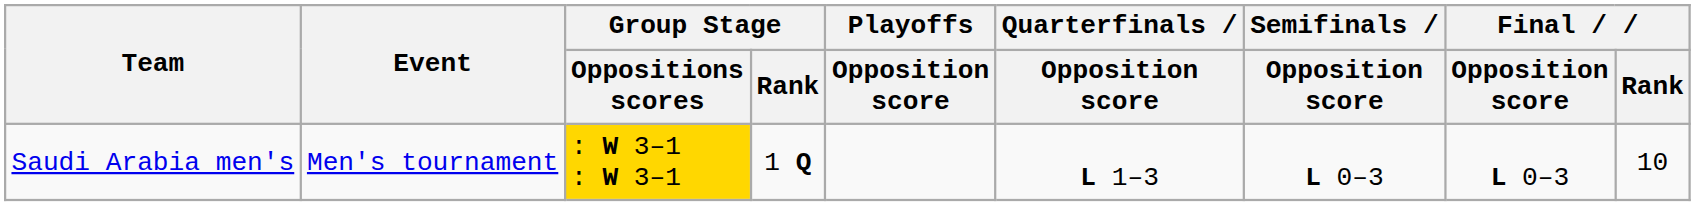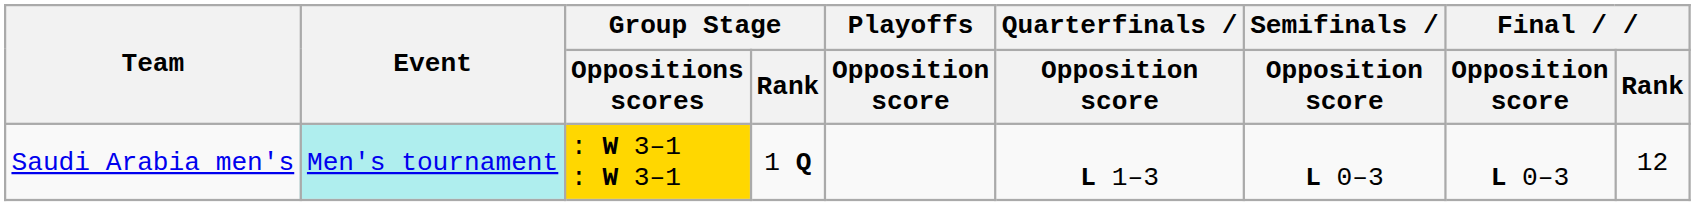(433, 162) no background -> (433, 162) paleturquoise background
(1653, 162) 10 -> (1653, 162) 12
